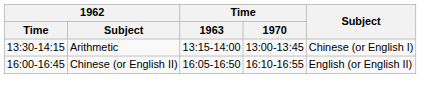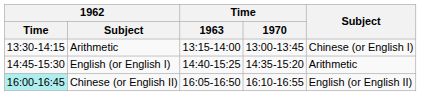+ row: (120, 64)
(36, 64) no background -> (36, 82) paleturquoise background
